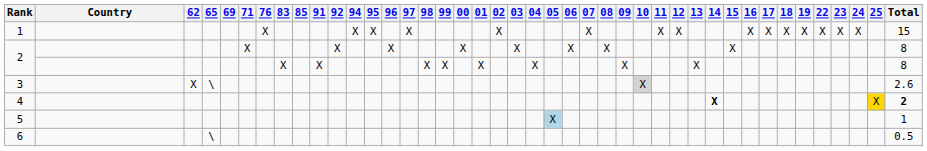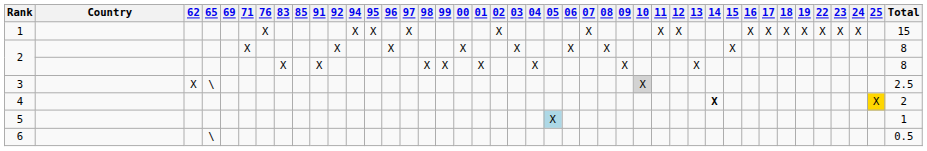(904, 84) 2.6 -> (904, 84) 2.5
(904, 102) bold -> (904, 102) normal
